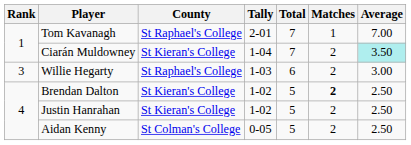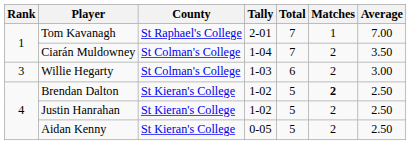(188, 52) St Kieran's College -> (191, 52) St Colman's College
(382, 52) paleturquoise background -> (382, 52) no background
(191, 71) St Raphael's College -> (191, 71) St Colman's College
(191, 129) St Colman's College -> (188, 129) St Kieran's College
